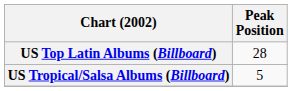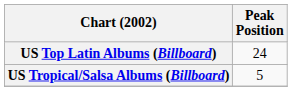(260, 53) 28 -> (260, 53) 24
